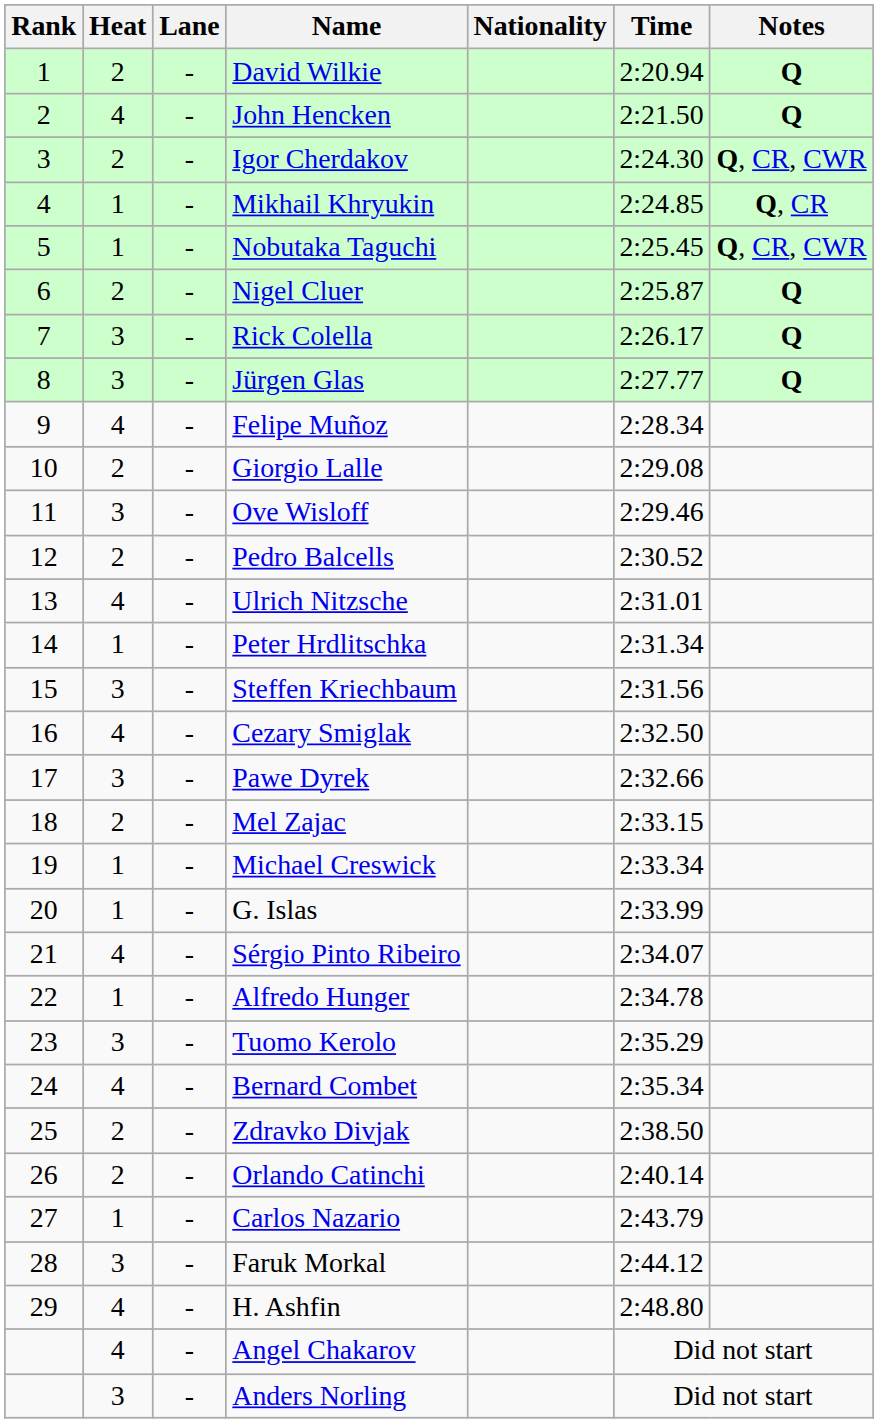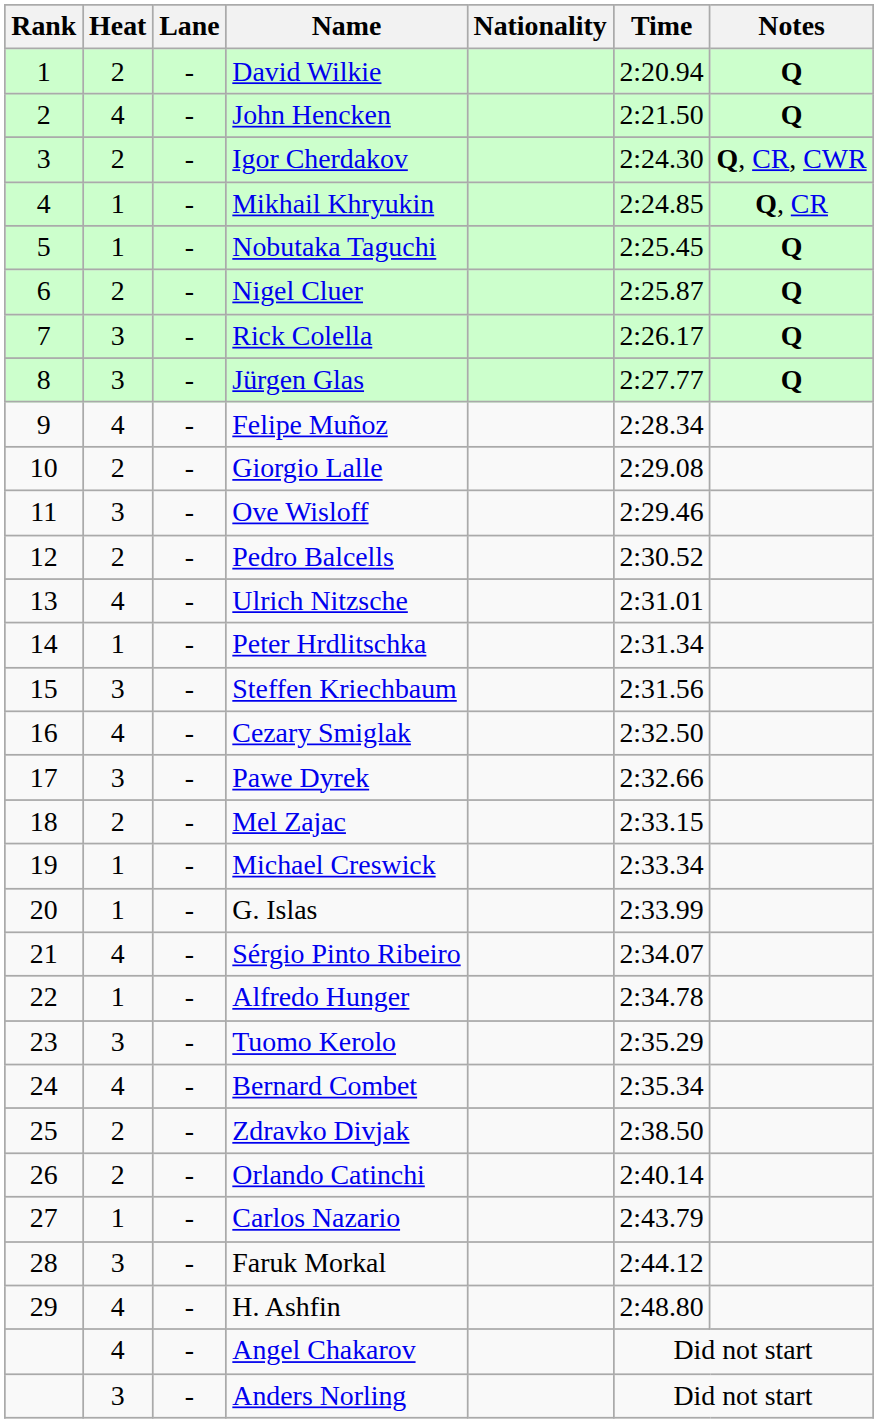(792, 247) Q, CR, CWR -> (792, 247) Q
